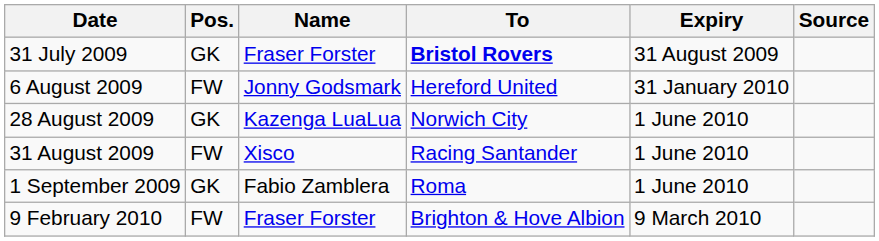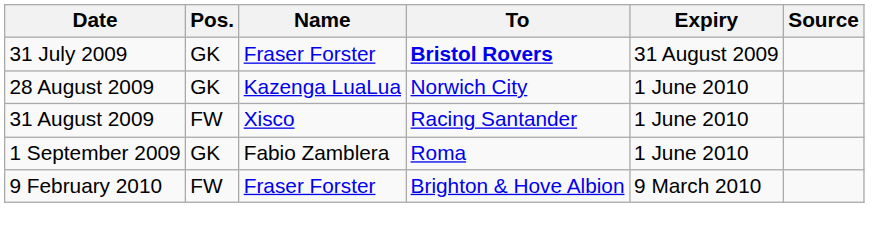- row: (76, 86)
